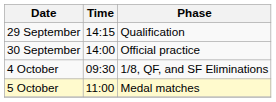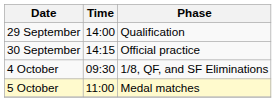(100, 32) 14:15 -> (100, 32) 14:00
(100, 50) 14:00 -> (100, 50) 14:15
